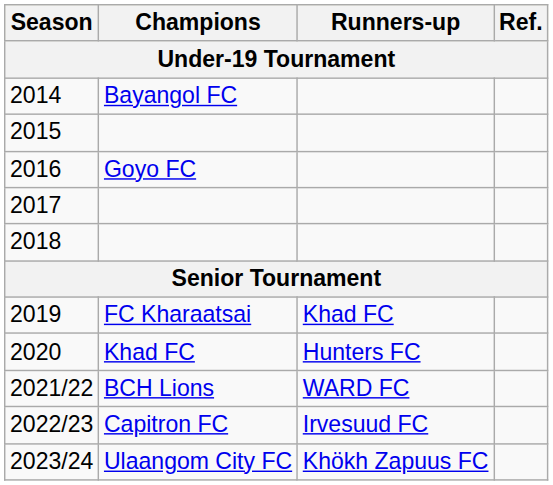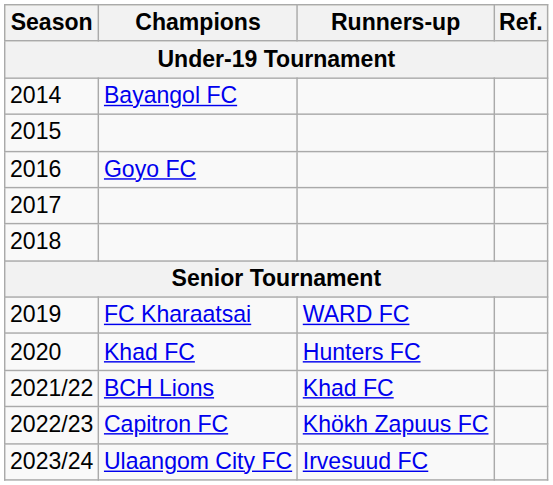(348, 315) Khad FC -> (356, 315) WARD FC
(356, 388) WARD FC -> (348, 388) Khad FC
(366, 424) Irvesuud FC -> (396, 424) Khökh Zapuus FC
(396, 461) Khökh Zapuus FC -> (366, 461) Irvesuud FC
